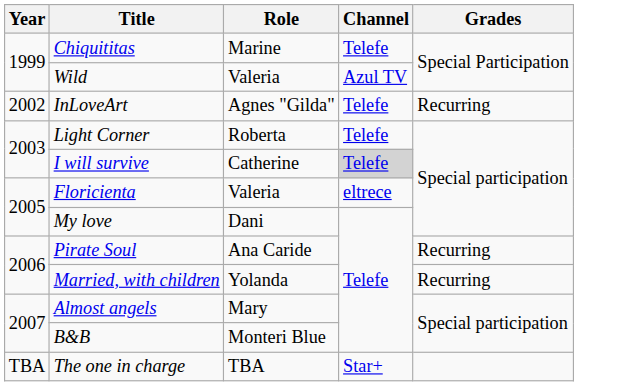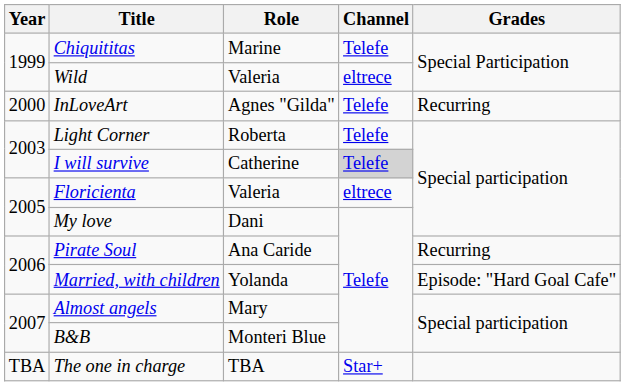(375, 76) Azul TV -> (367, 76) eltrece
(27, 105) 2002 -> (27, 105) 2000
(454, 279) Recurring -> (517, 279) Episode: "Hard Goal Cafe"
